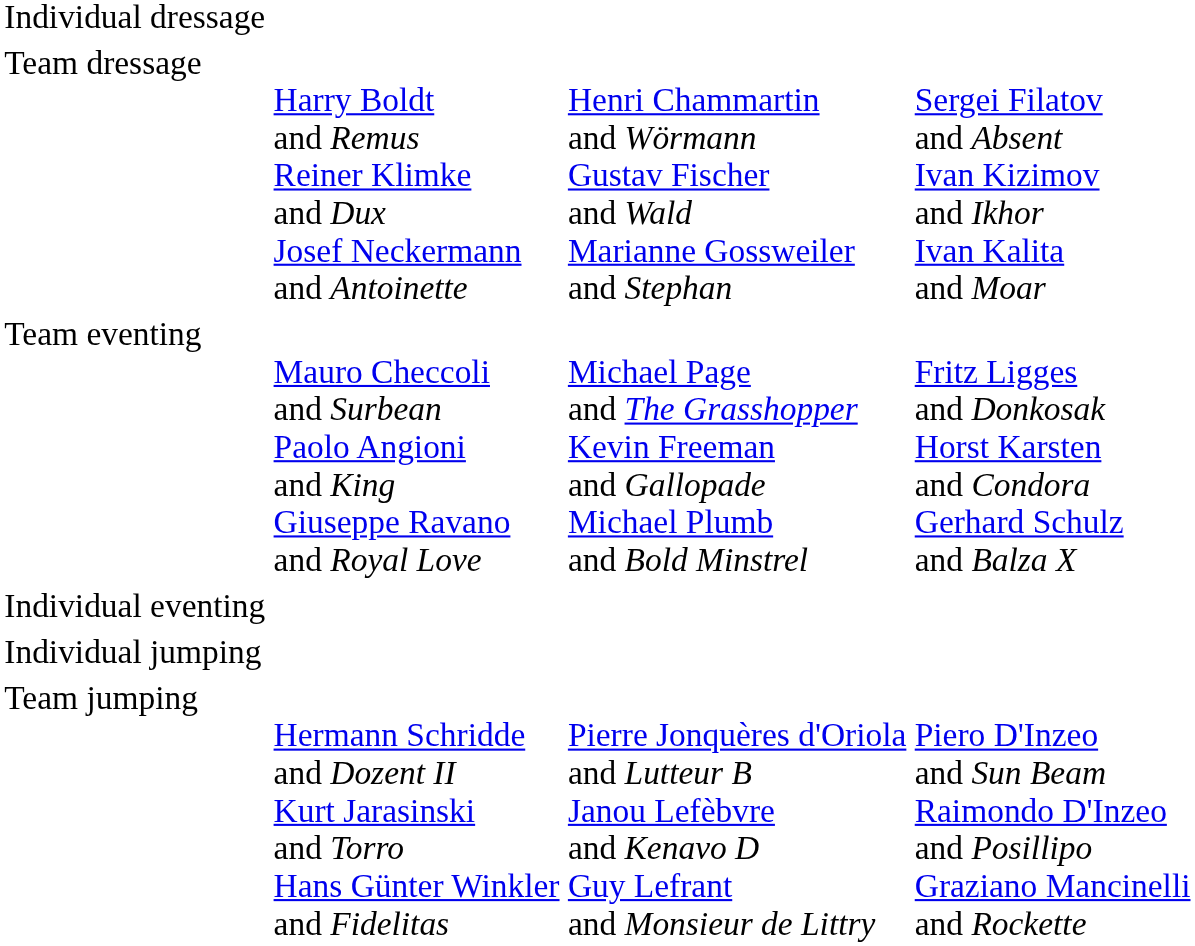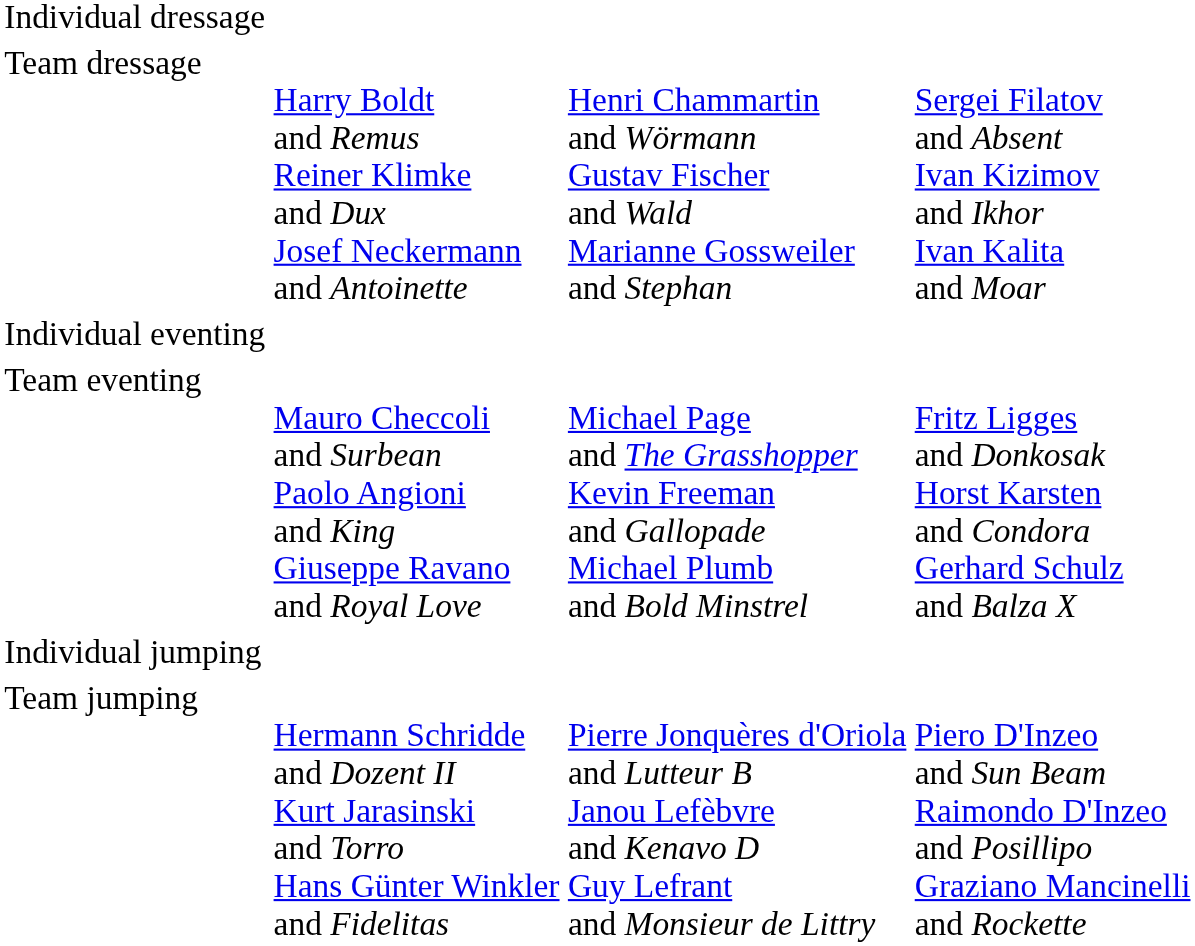rows swapped: (135, 605) <-> (103, 334)
